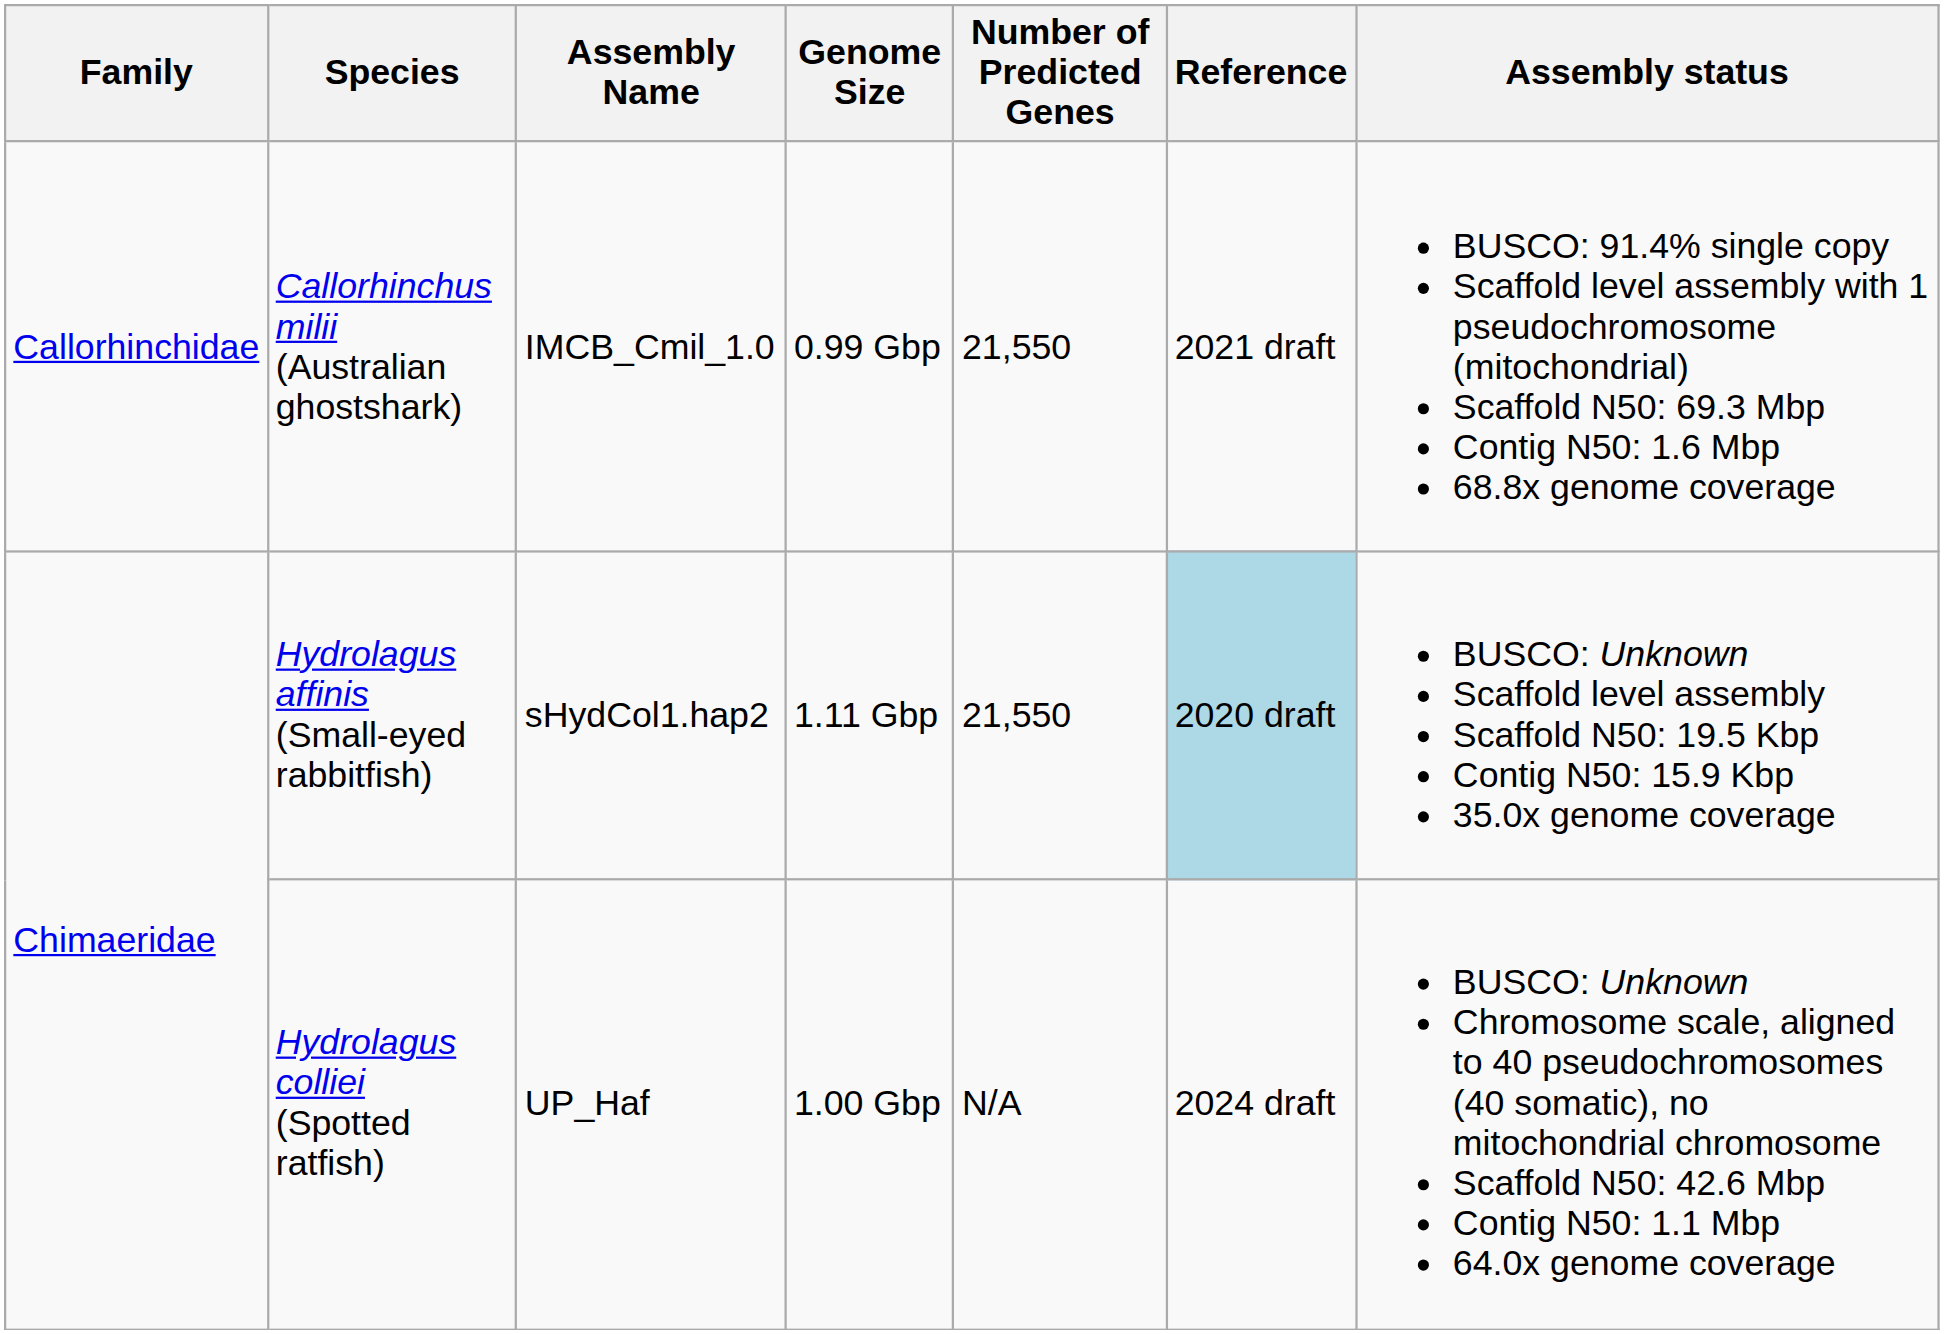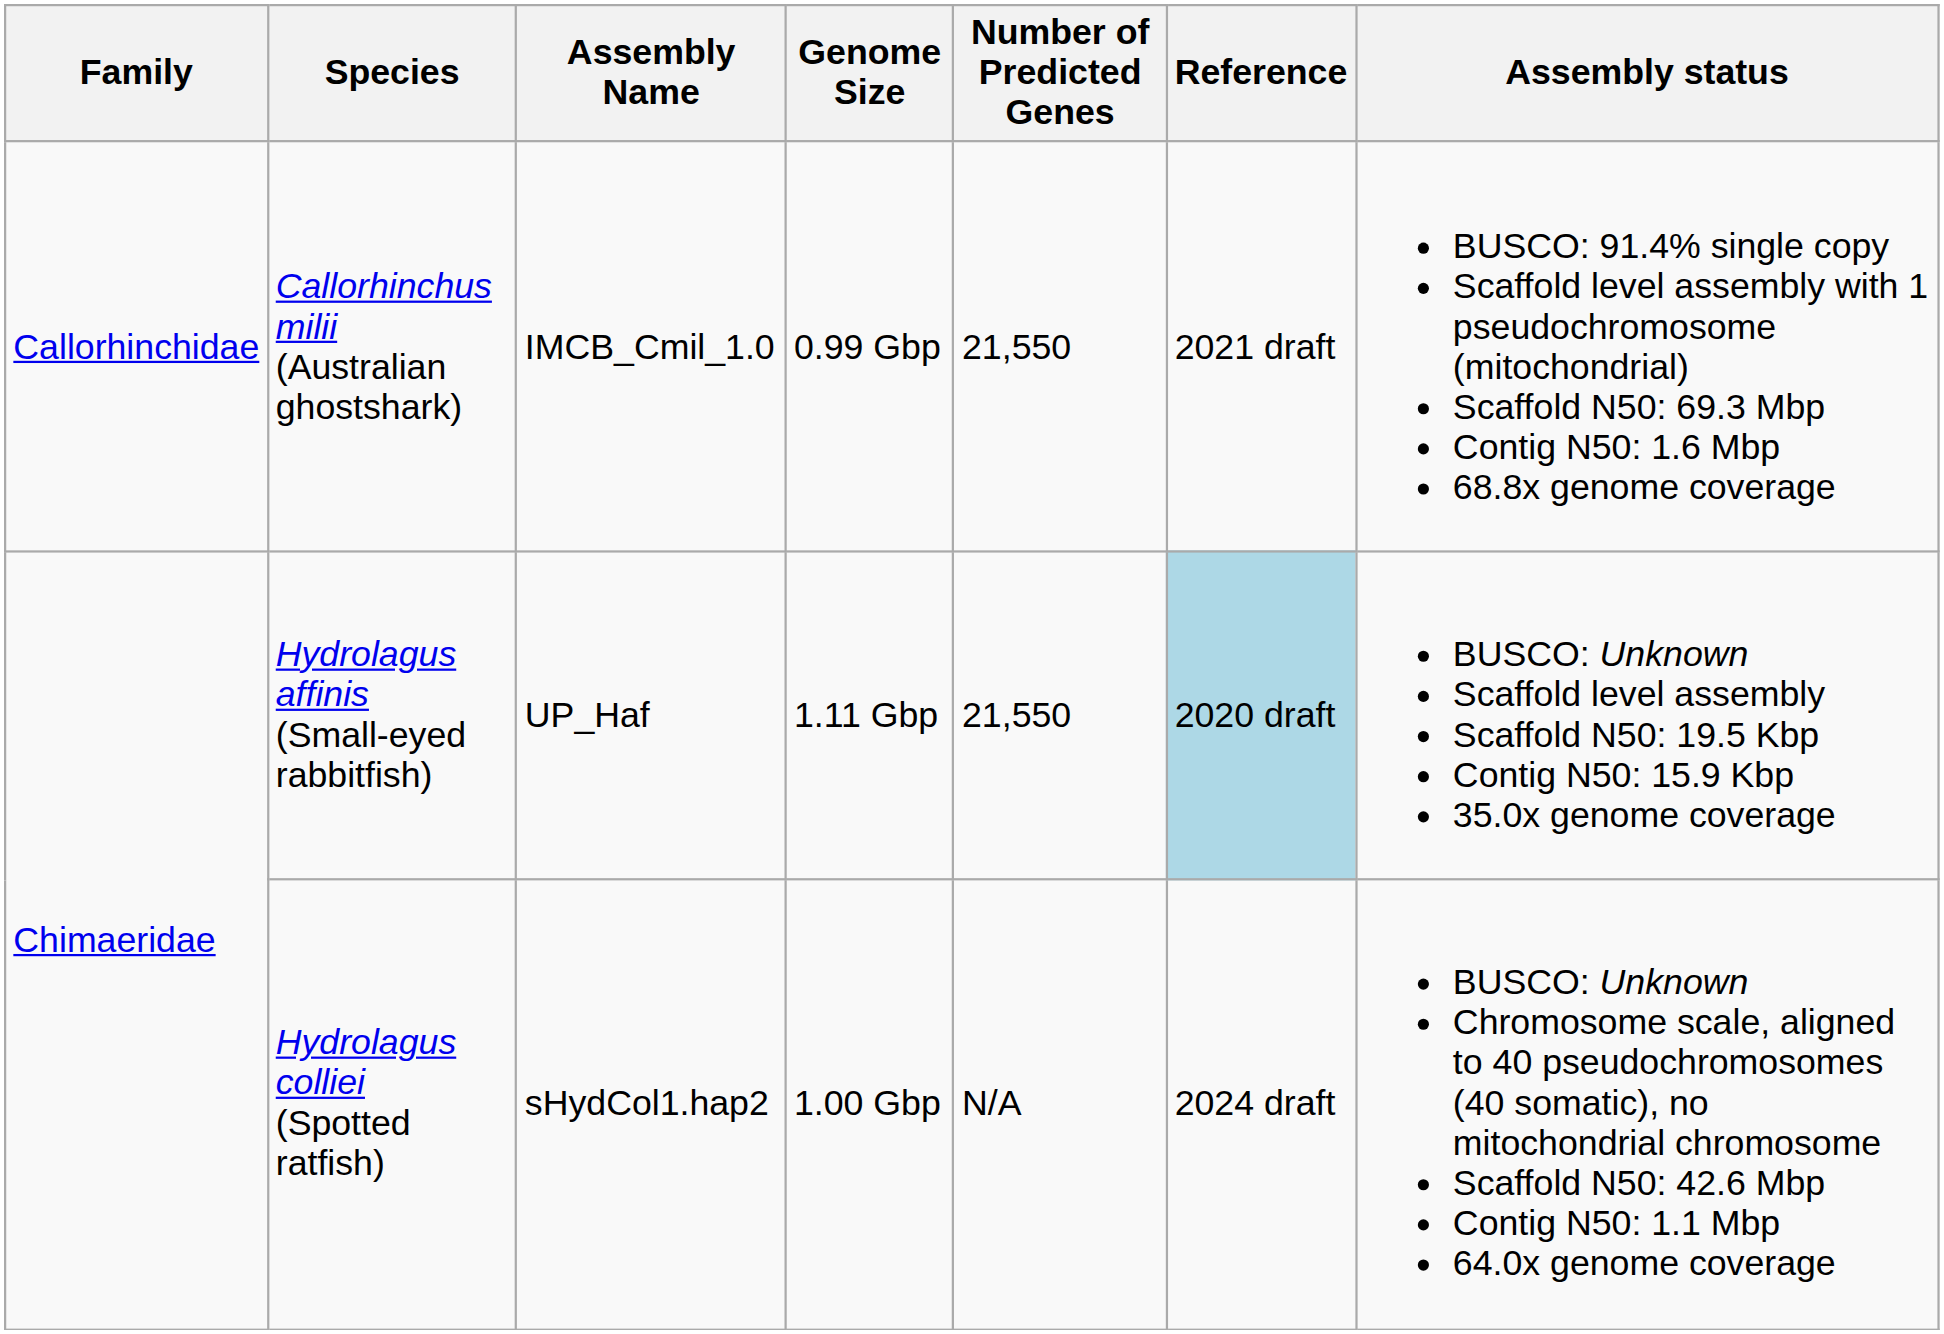(647, 714) sHydCol1.hap2 -> (587, 714) UP_Haf
(587, 1103) UP_Haf -> (647, 1103) sHydCol1.hap2
